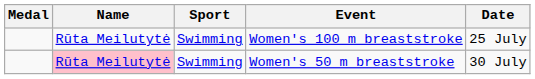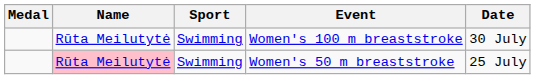(498, 39) 25 July -> (498, 39) 30 July
(498, 62) 30 July -> (498, 62) 25 July
